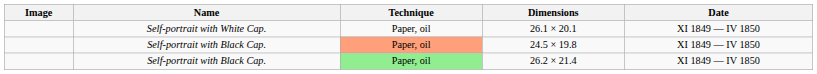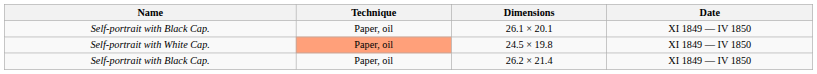- column: (39, 12)
(207, 28) Self-portrait with White Cap. -> (150, 28) Self-portrait with Black Cap.
(207, 45) Self-portrait with Black Cap. -> (150, 45) Self-portrait with White Cap.
(411, 61) lightgreen background -> (374, 61) no background
